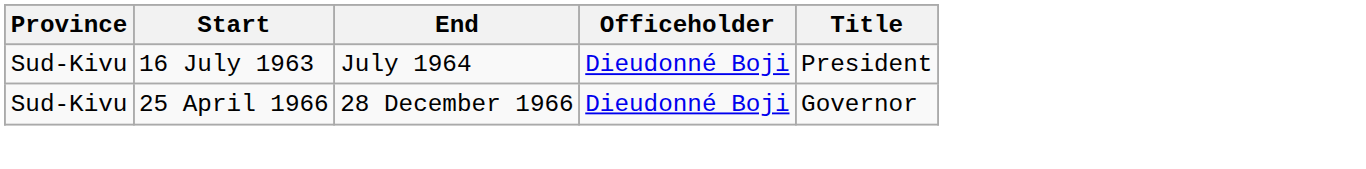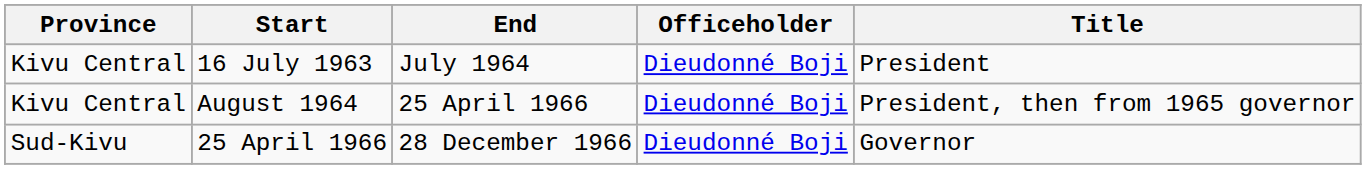(69, 64) Sud-Kivu -> (98, 64) Kivu Central
+ row: (278, 104)
